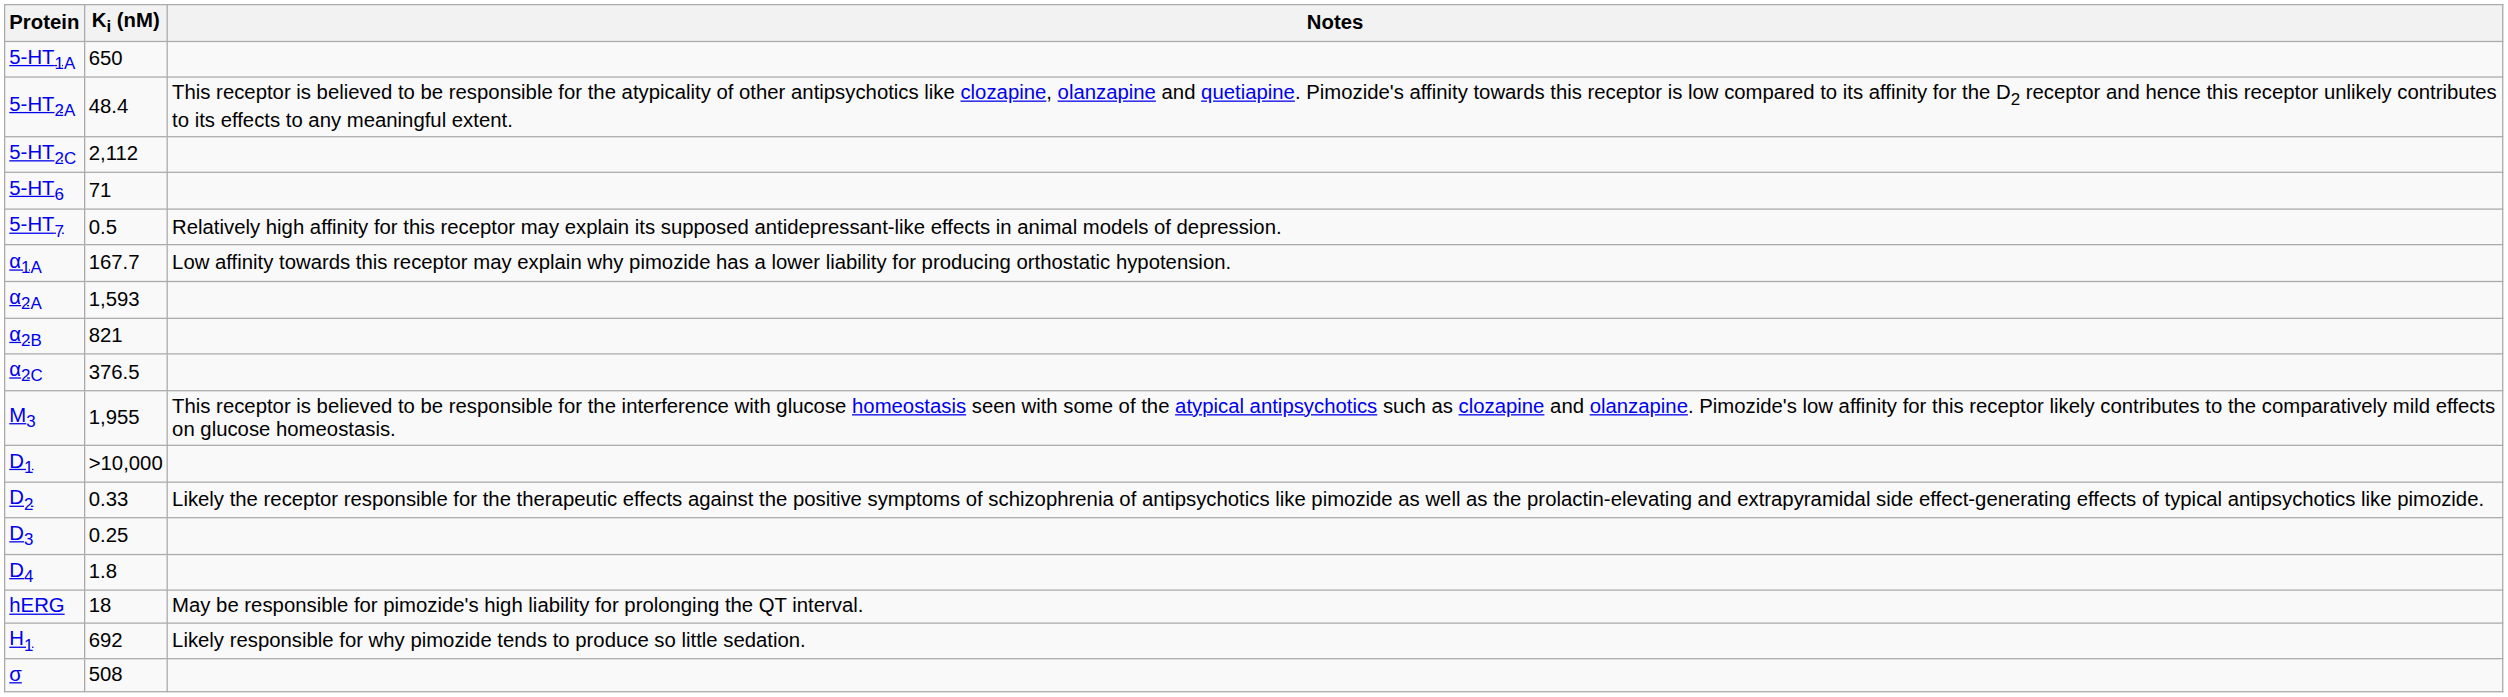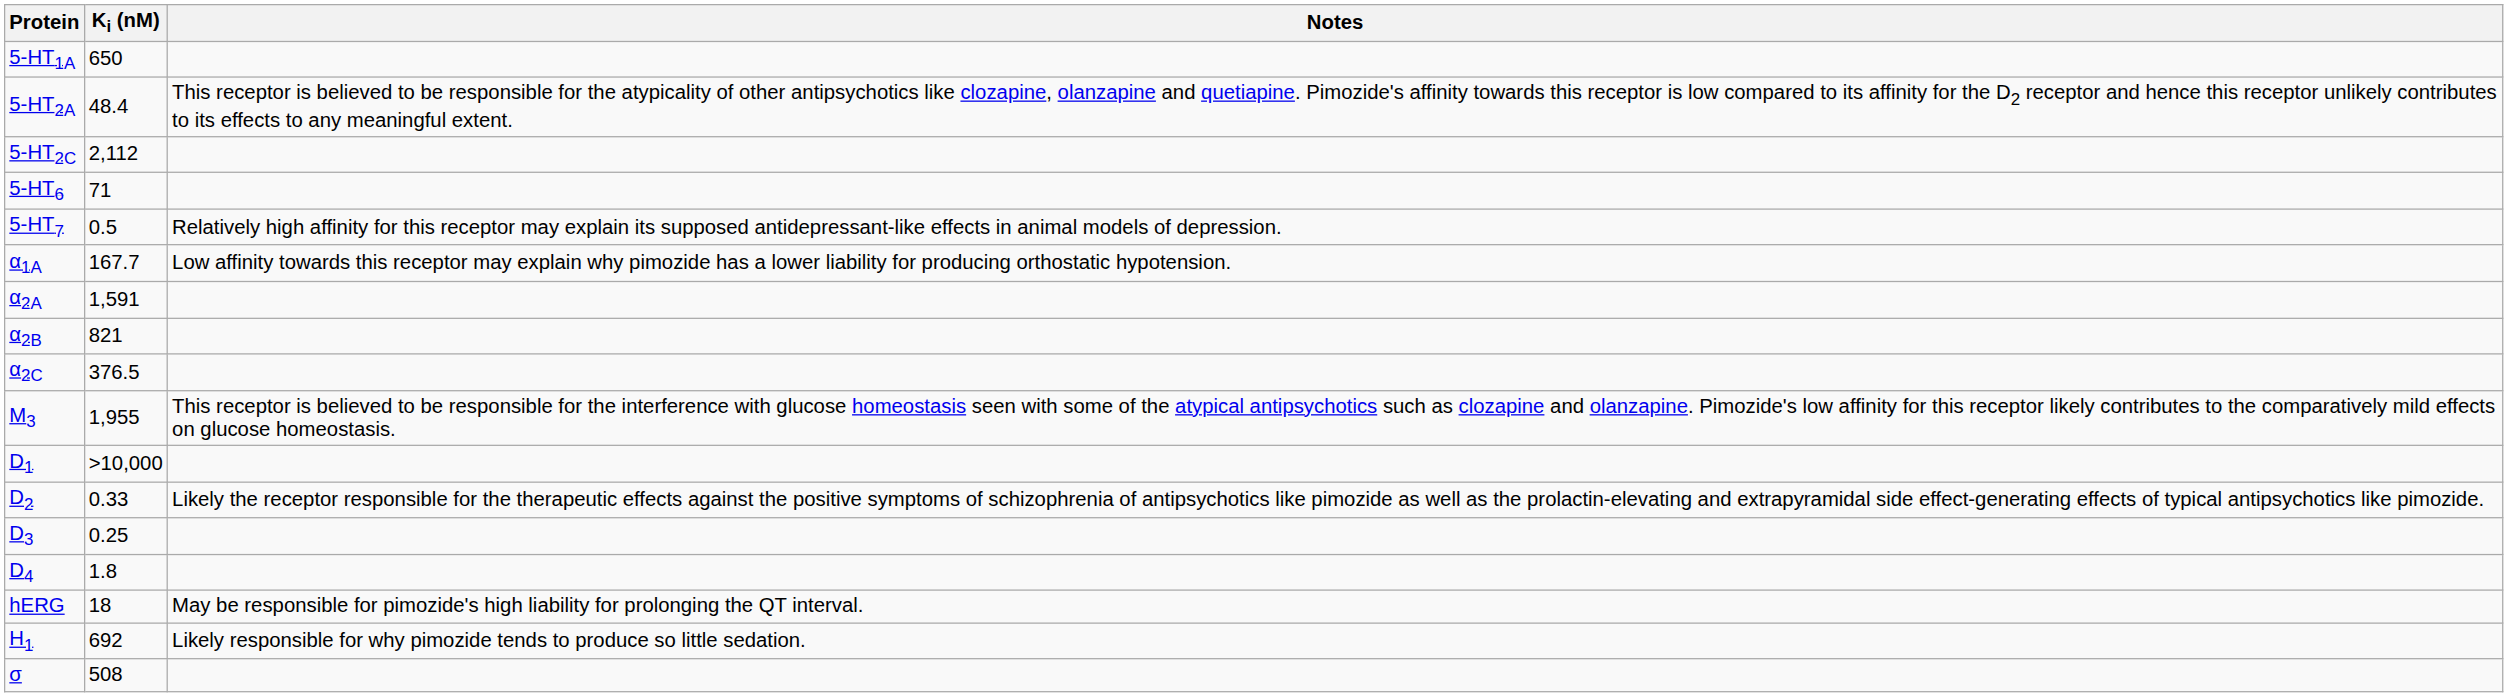(114, 299) 1,593 -> (114, 299) 1,591
